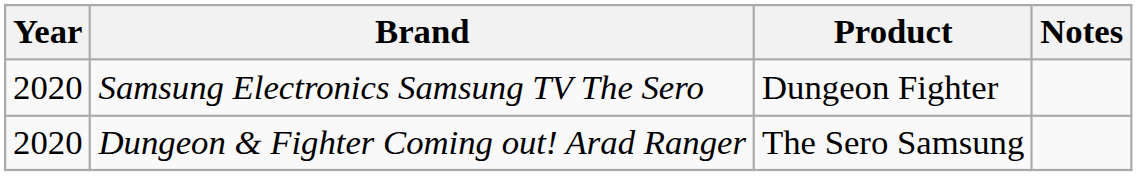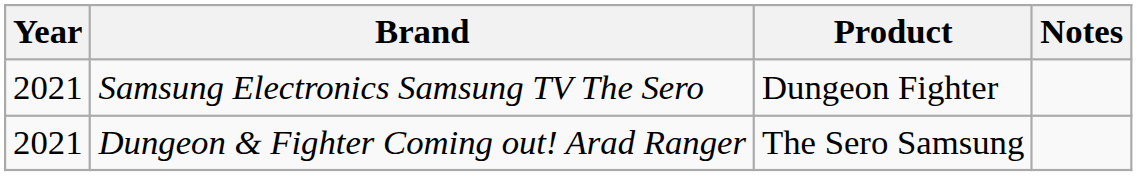(48, 87) 2020 -> (48, 87) 2021
(48, 142) 2020 -> (48, 142) 2021
